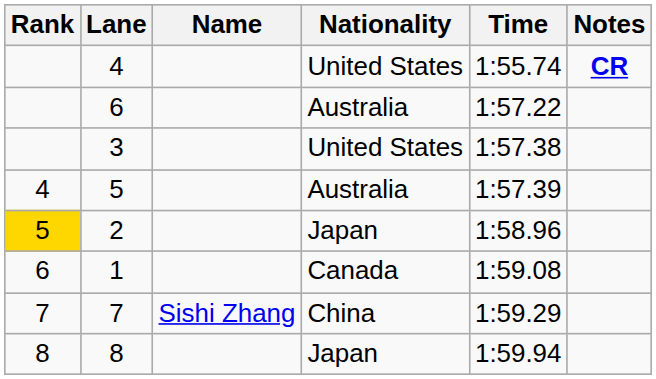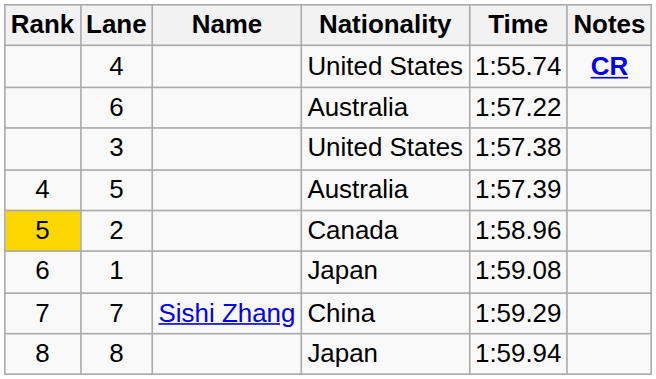(343, 230) Japan -> (353, 230) Canada
(353, 271) Canada -> (343, 271) Japan
